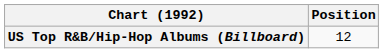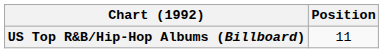(344, 37) 12 -> (344, 37) 11
